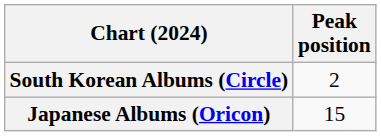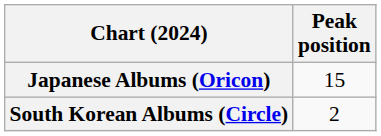rows swapped: (149, 113) <-> (149, 79)
